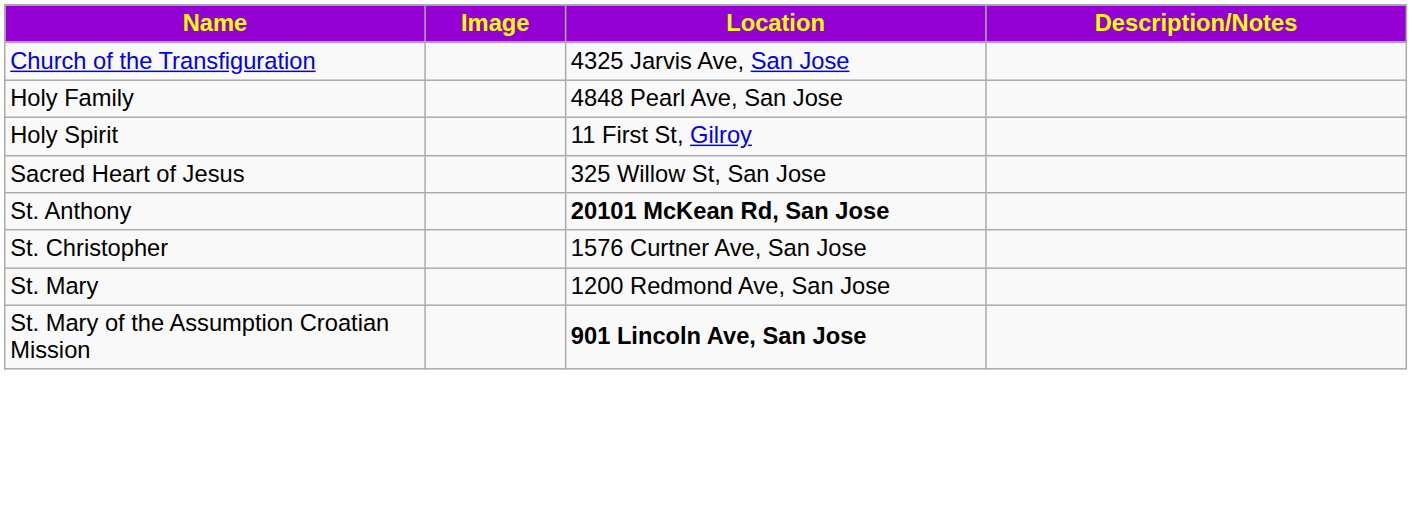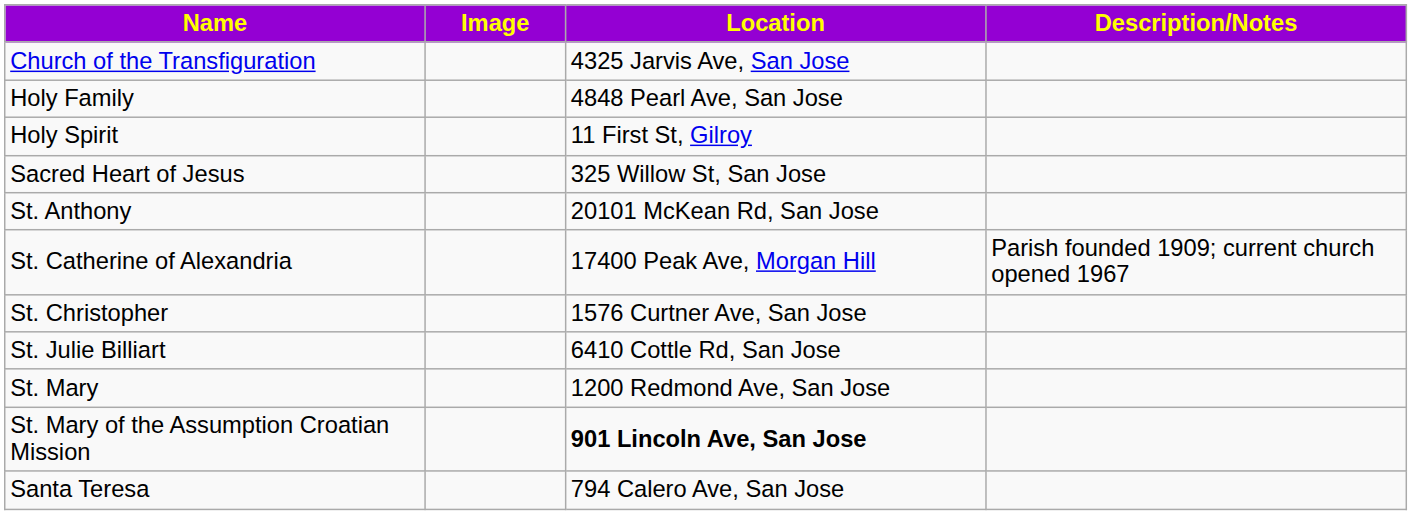(730, 211) bold -> (725, 211) normal
+ row: (151, 261)
+ row: (88, 350)
+ row: (80, 489)
